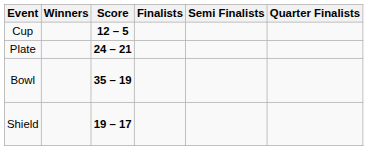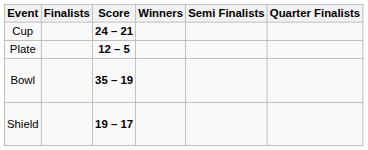columns swapped: (66, 13) <-> (160, 13)
(113, 31) 12 – 5 -> (114, 31) 24 – 21
(113, 49) 24 – 21 -> (114, 49) 12 – 5
